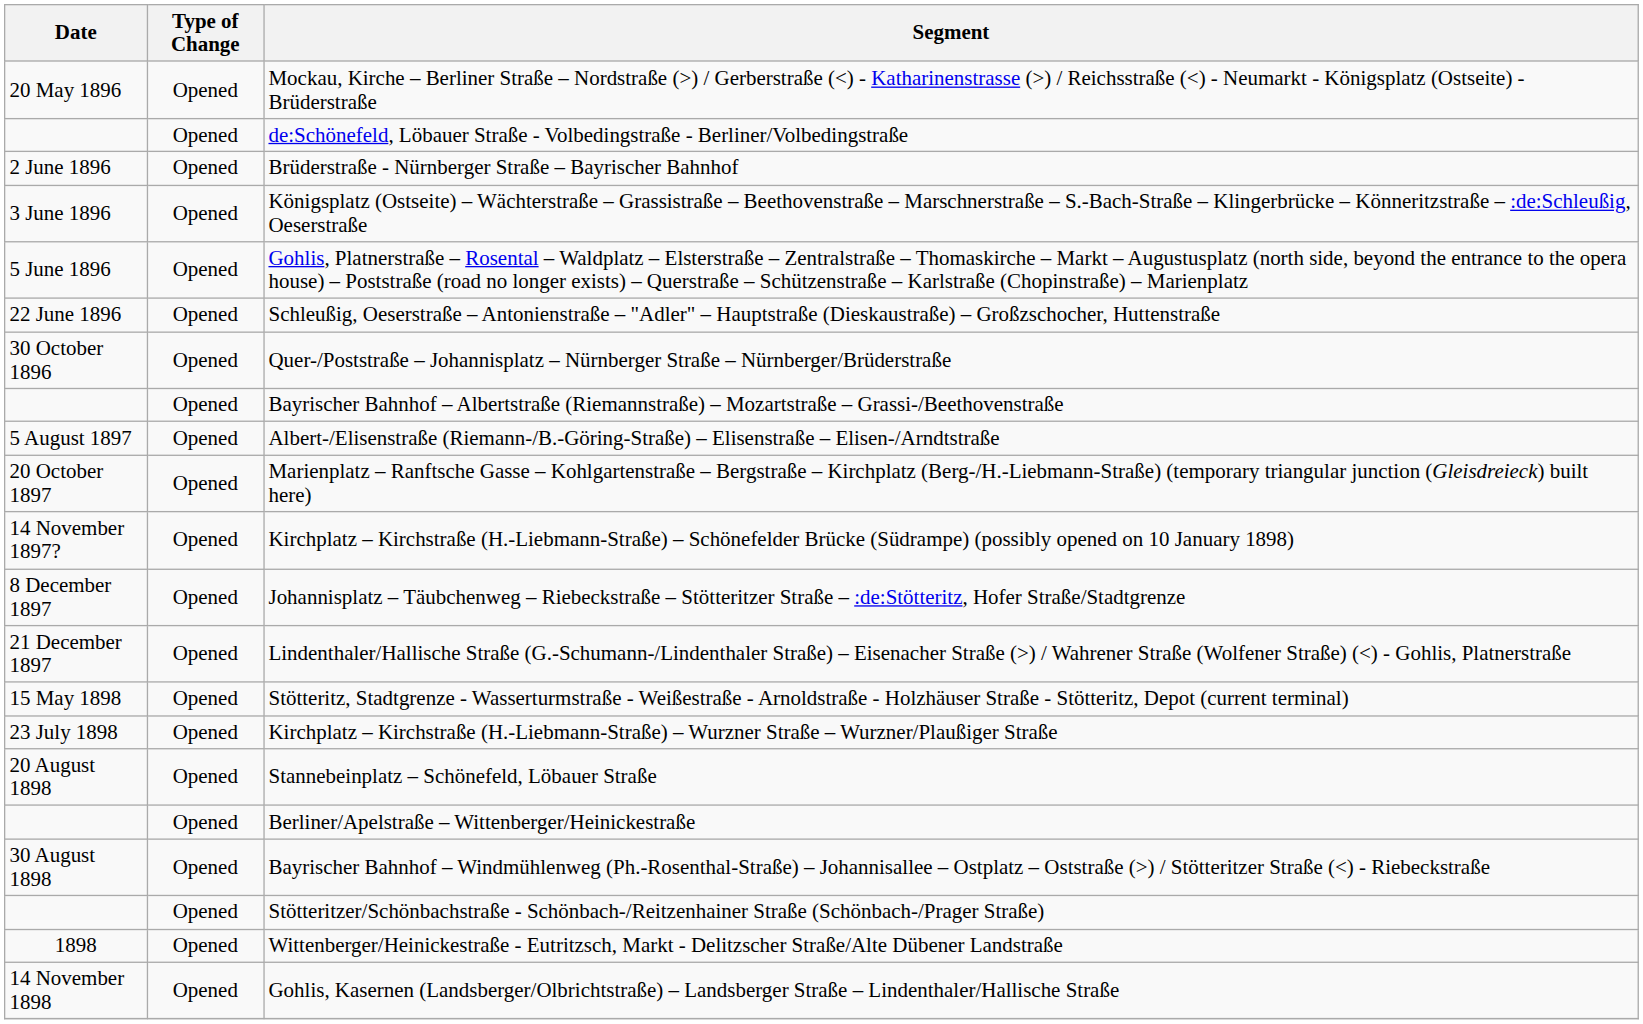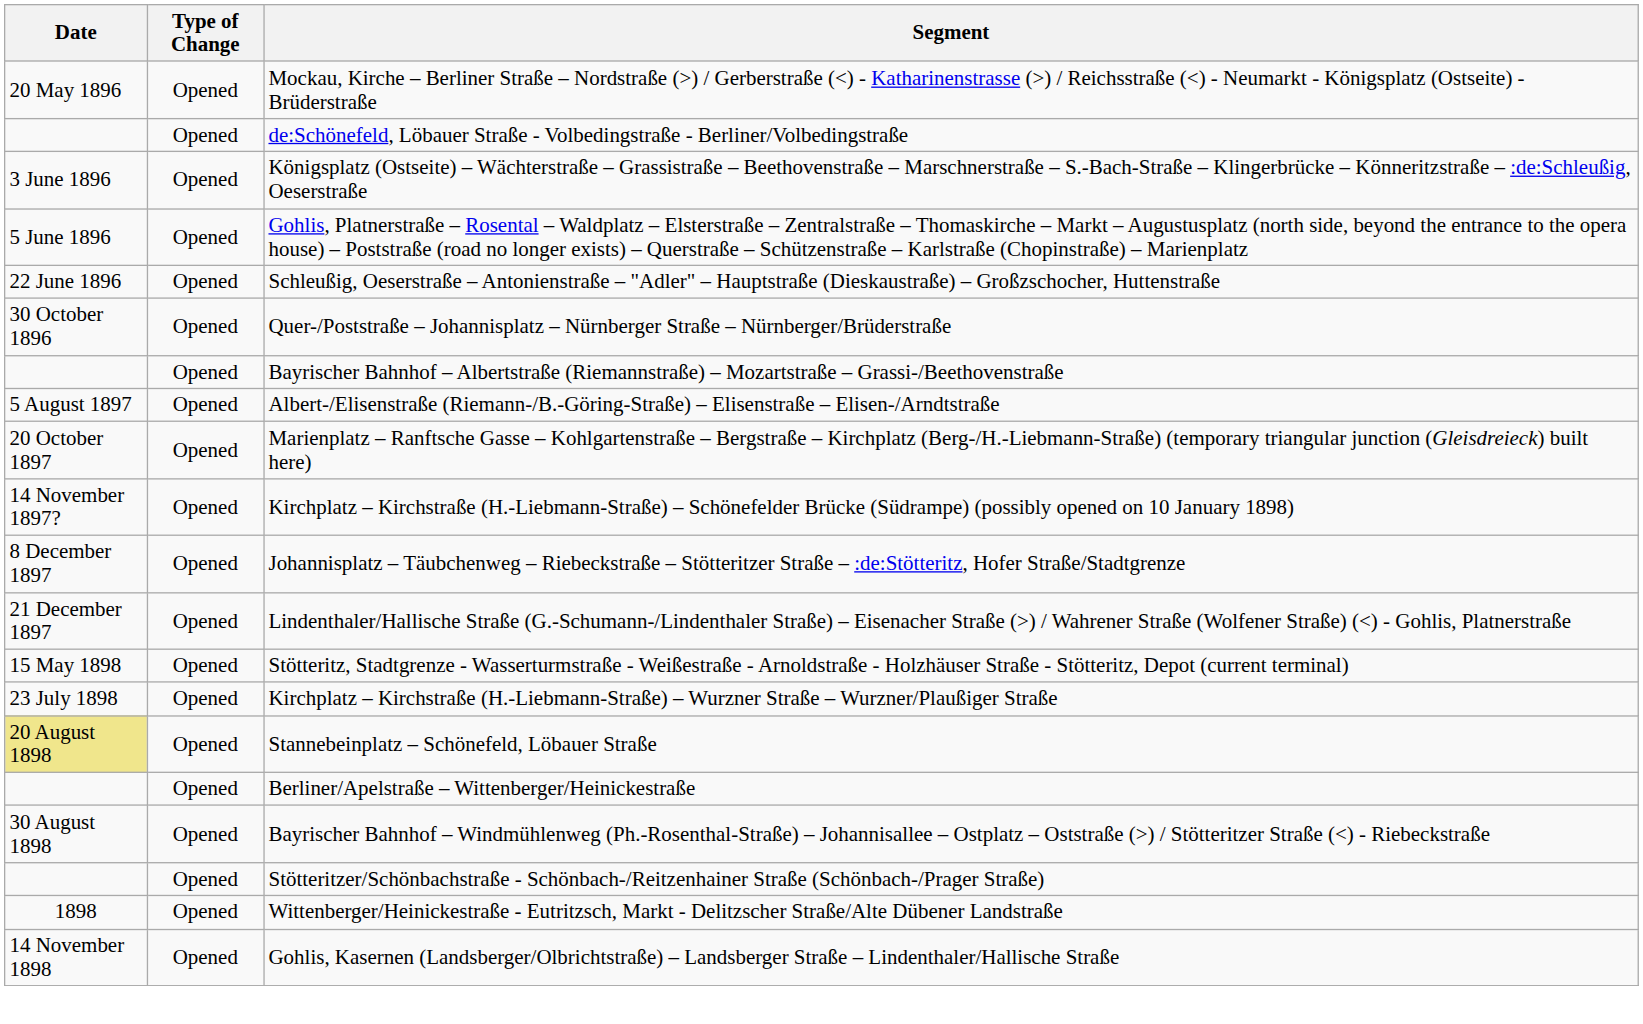- row: (503, 168)
(52, 776) no background -> (52, 743) khaki background
